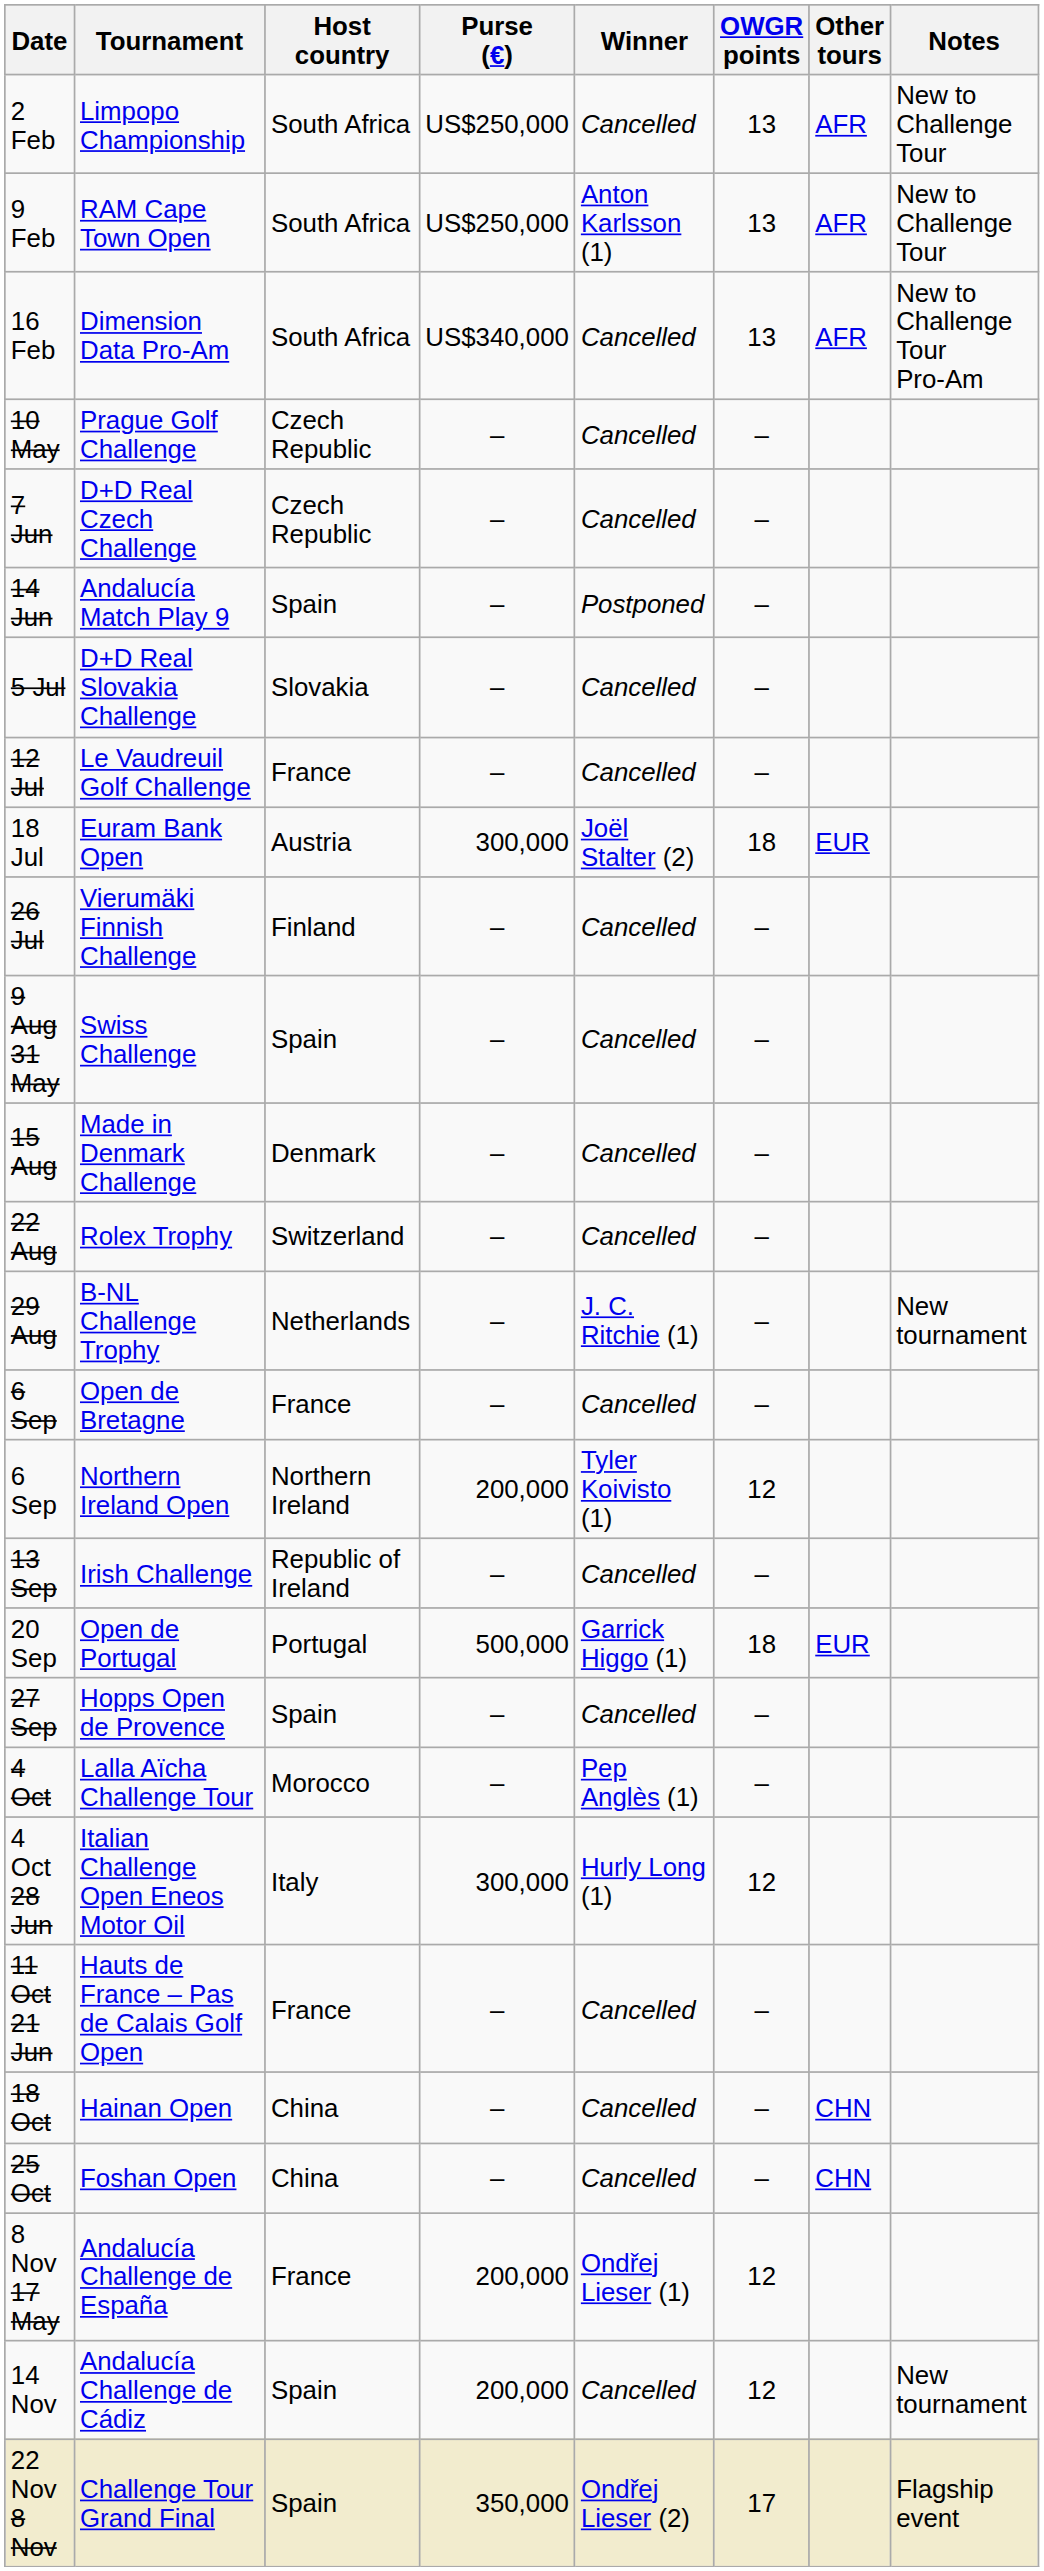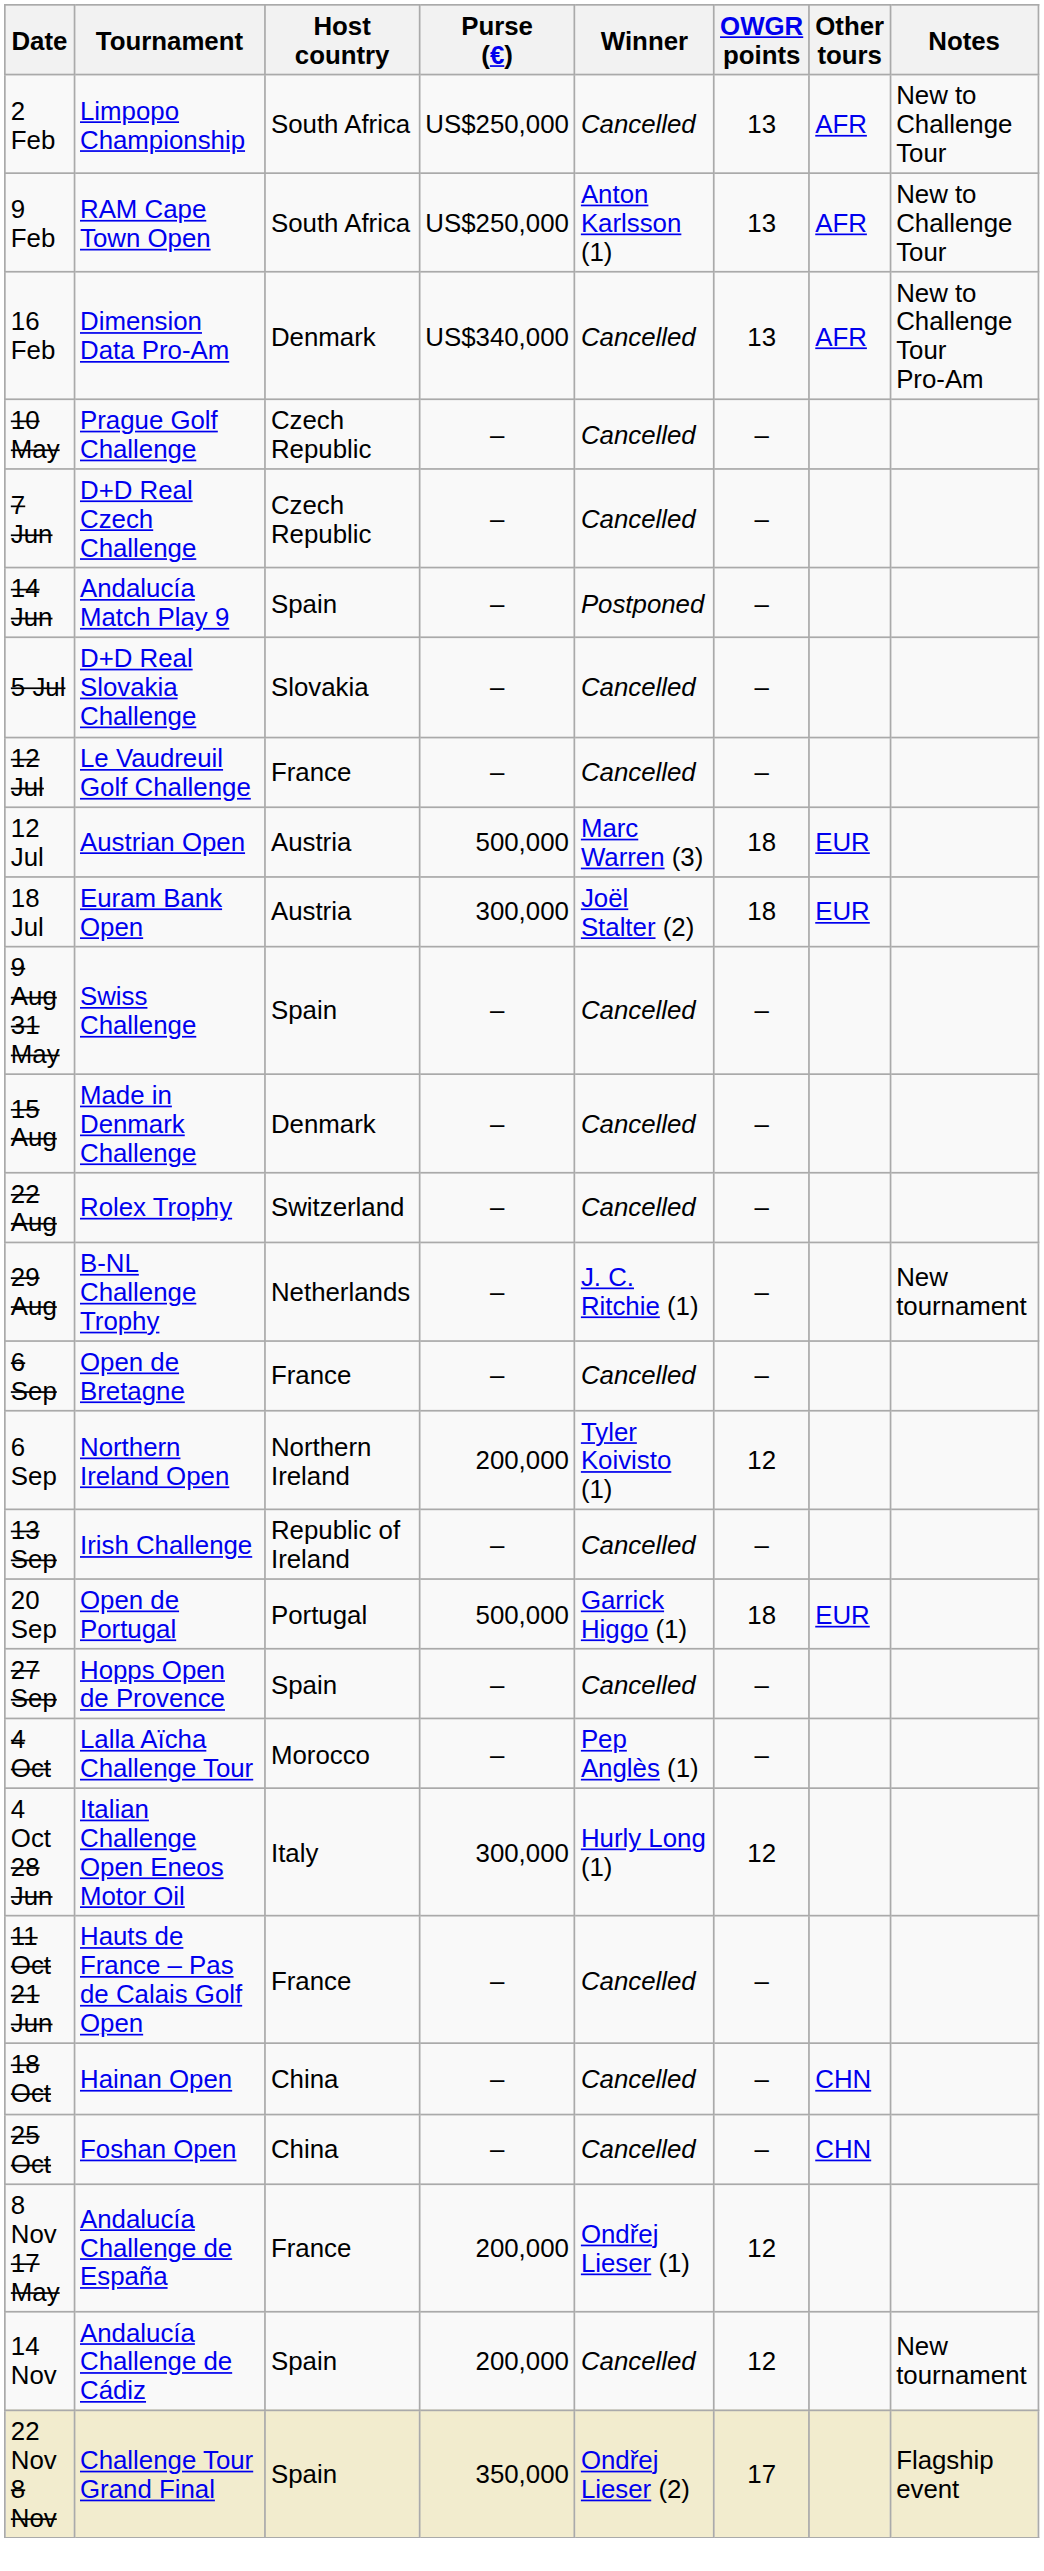(341, 336) South Africa -> (323, 336) Denmark
+ row: (163, 842)
- row: (138, 926)
